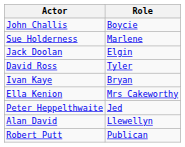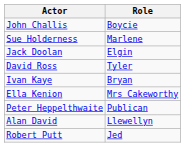(115, 108) Jed -> (127, 108) Publican
(127, 135) Publican -> (115, 135) Jed
